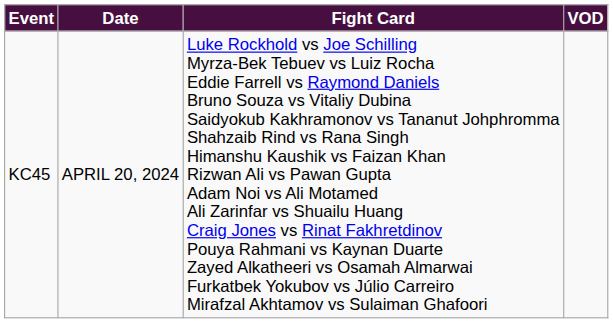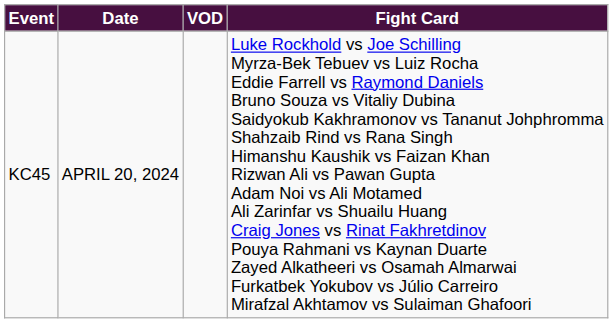columns swapped: (373, 18) <-> (586, 18)
